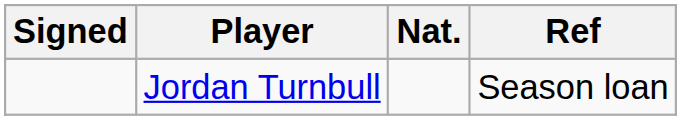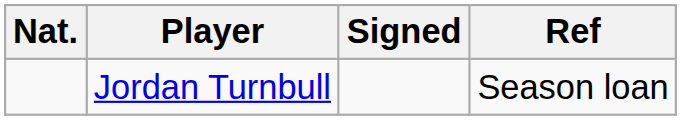columns swapped: (429, 31) <-> (70, 31)
